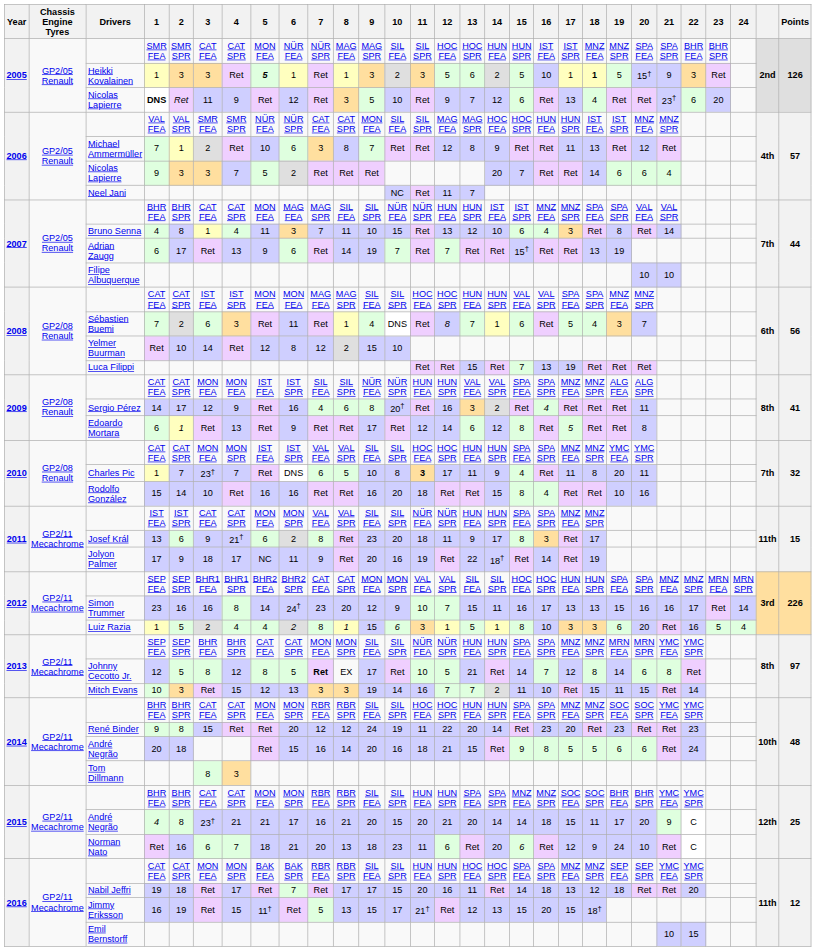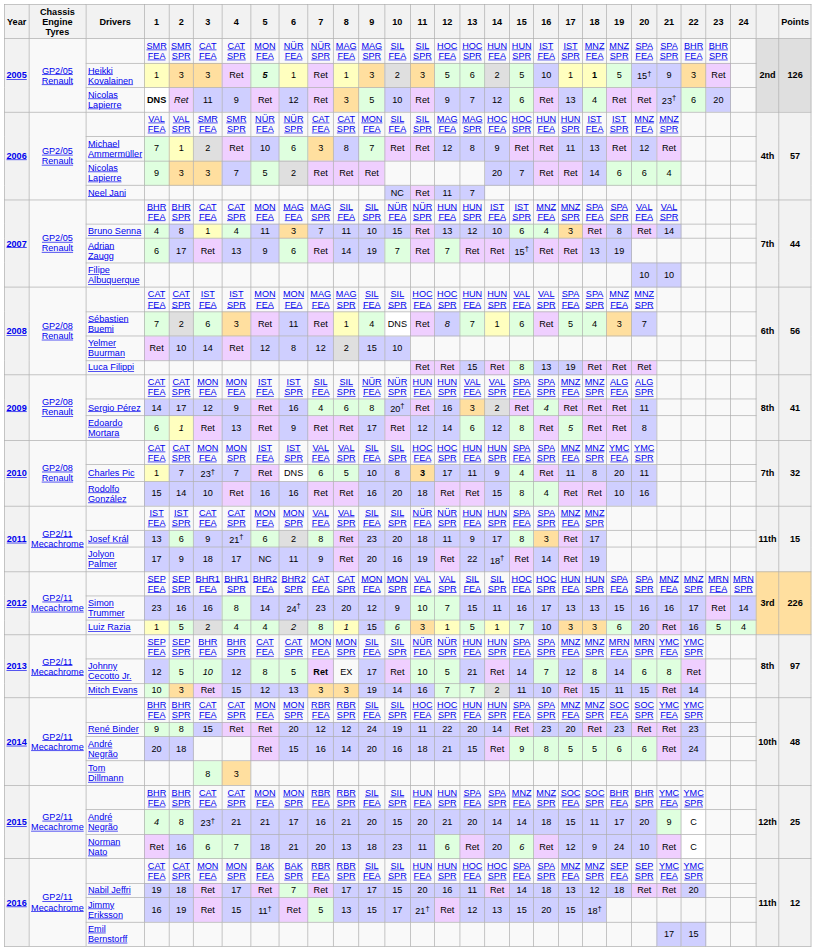(522, 367) 7 -> (522, 367) 8
(522, 627) 8 -> (522, 627) 7
(208, 671) 8 -> (208, 671) 10
(669, 934) 10 -> (669, 934) 17
